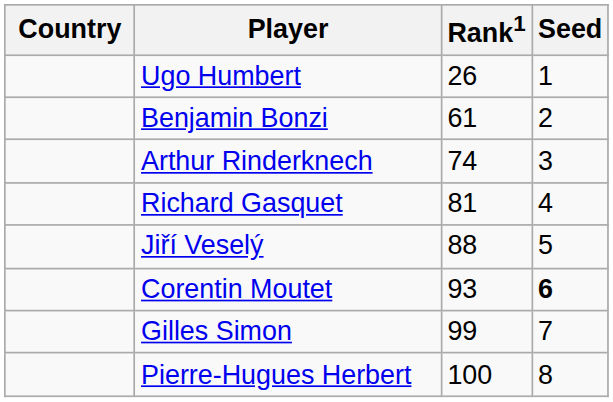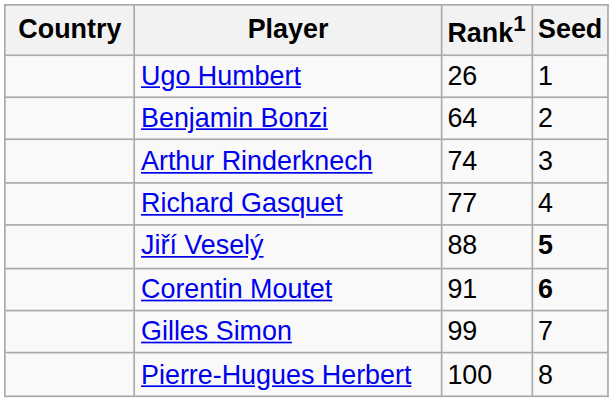(462, 118) 61 -> (462, 118) 64
(462, 203) 81 -> (462, 203) 77
(545, 246) normal -> (545, 246) bold
(462, 288) 93 -> (462, 288) 91
